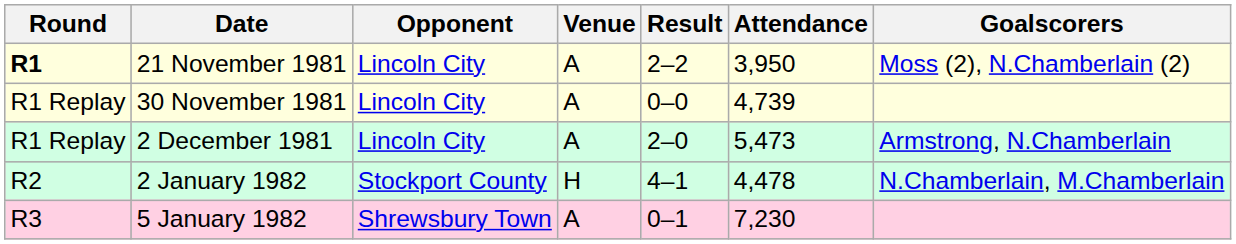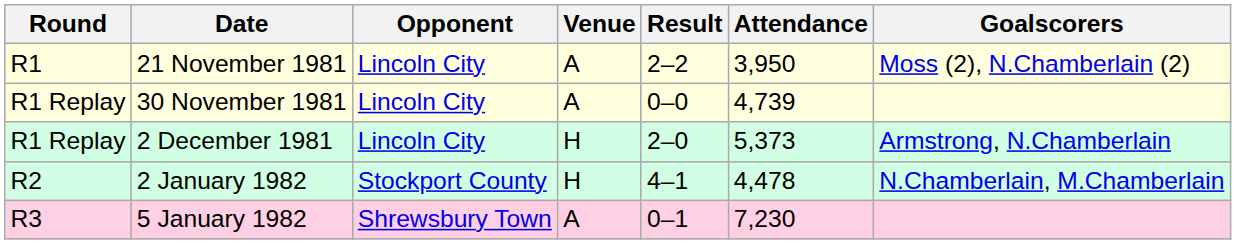(26, 63) bold -> (26, 63) normal
(571, 141) A -> (572, 141) H
(765, 141) 5,473 -> (765, 141) 5,373
